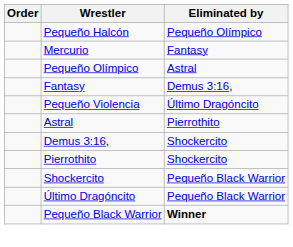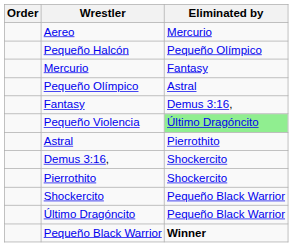+ row: (59, 31)
(213, 104) no background -> (213, 123) lightgreen background
